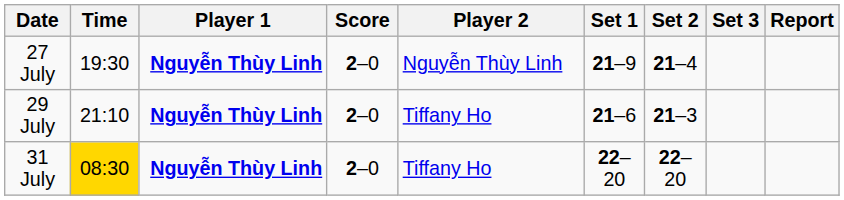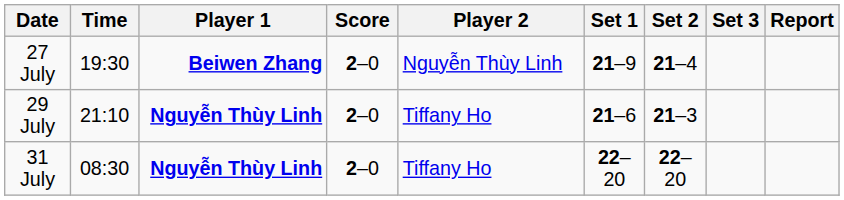(236, 63) Nguyễn Thùy Linh -> (255, 63) Beiwen Zhang
(105, 169) gold background -> (105, 169) no background
